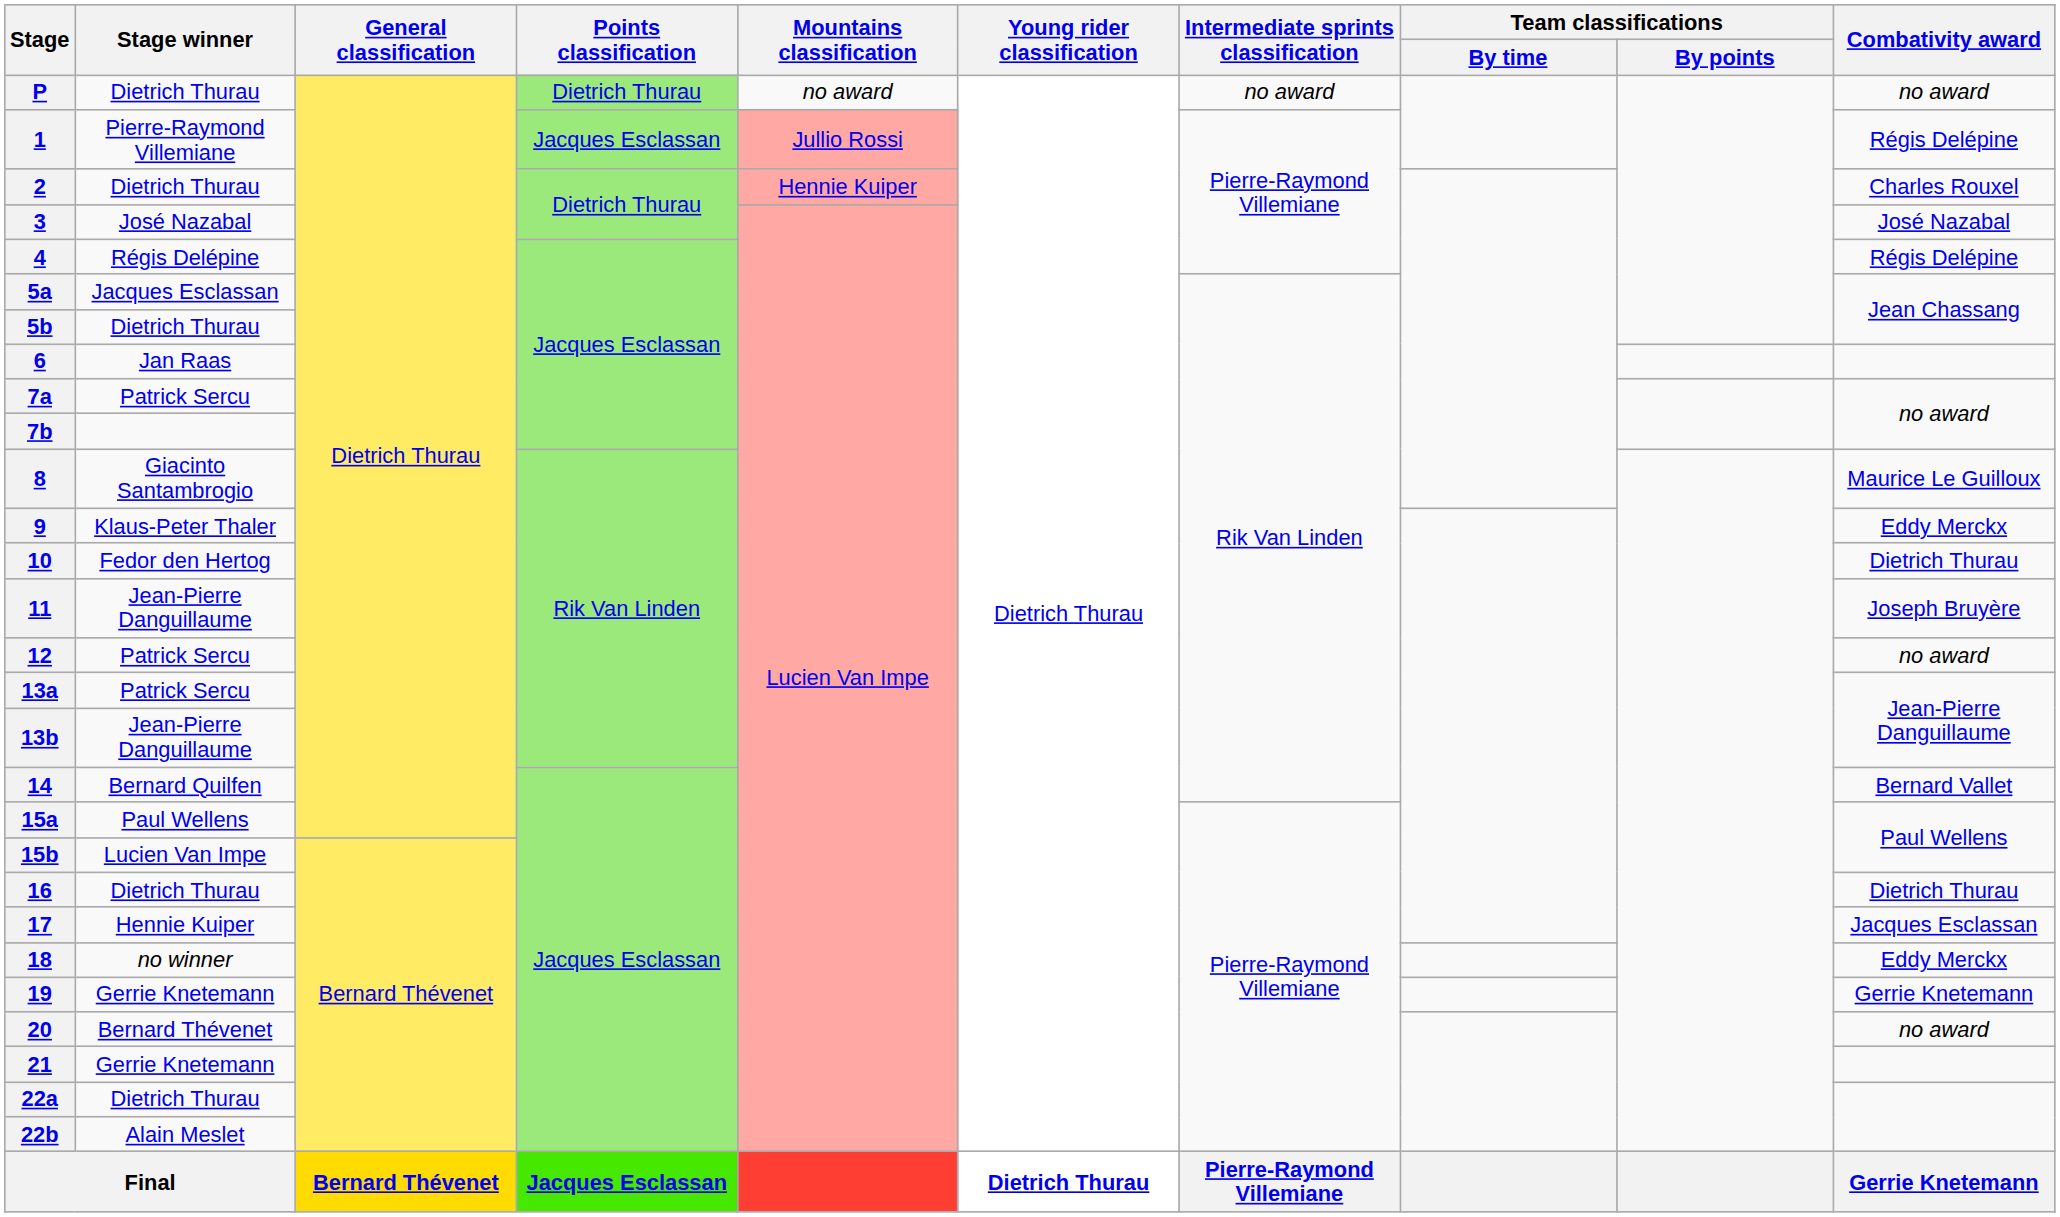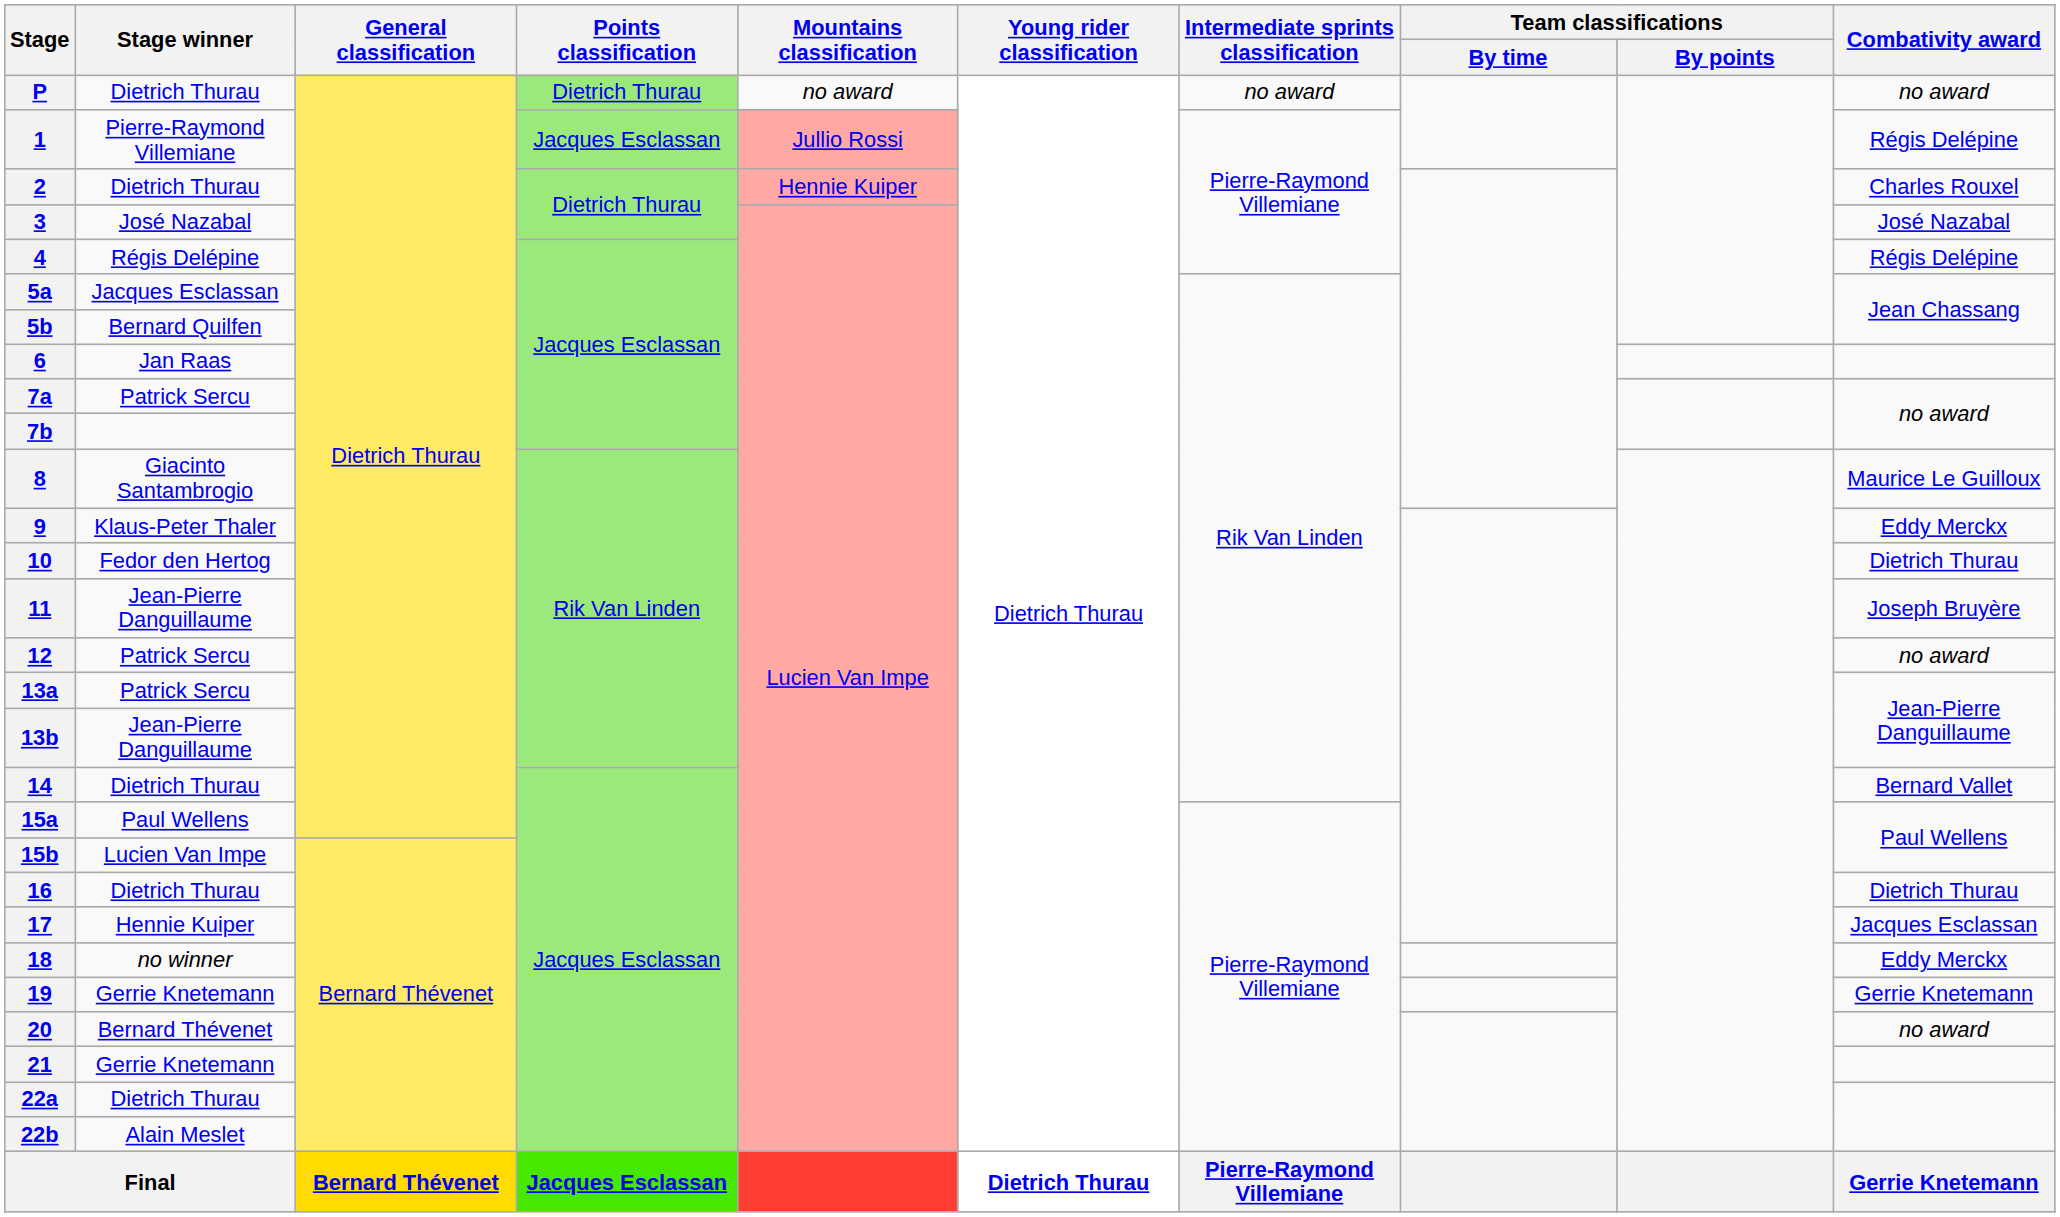(185, 327) Dietrich Thurau -> (185, 327) Bernard Quilfen
(185, 785) Bernard Quilfen -> (185, 785) Dietrich Thurau
